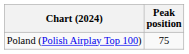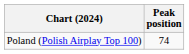(164, 40) 75 -> (164, 40) 74
